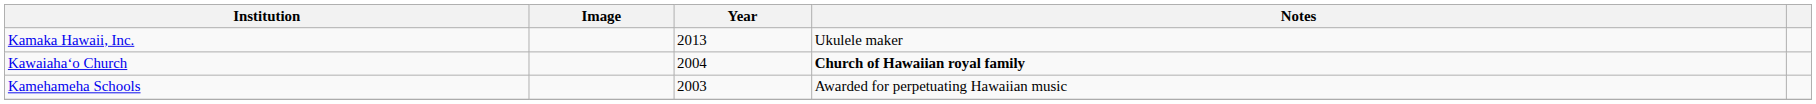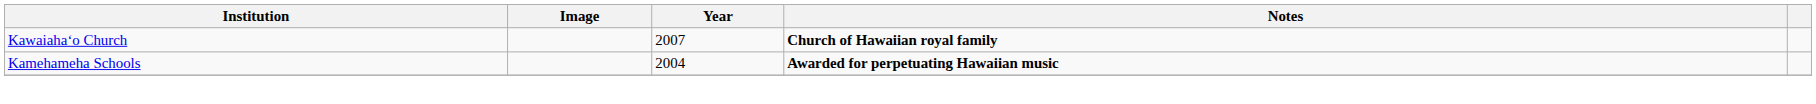- row: (71, 39)
(692, 63) 2004 -> (670, 39) 2007
(692, 87) 2003 -> (670, 63) 2004
(941, 87) normal -> (923, 63) bold
